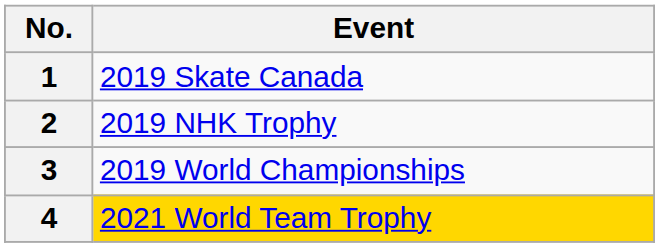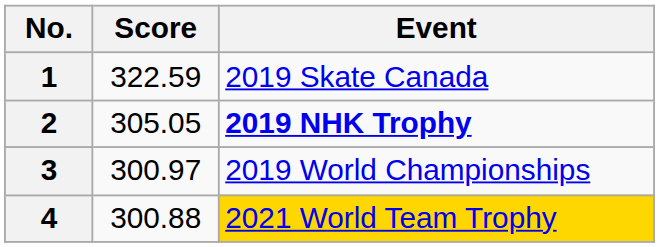+ column: (156, 28)
(218, 123) normal -> (348, 123) bold
